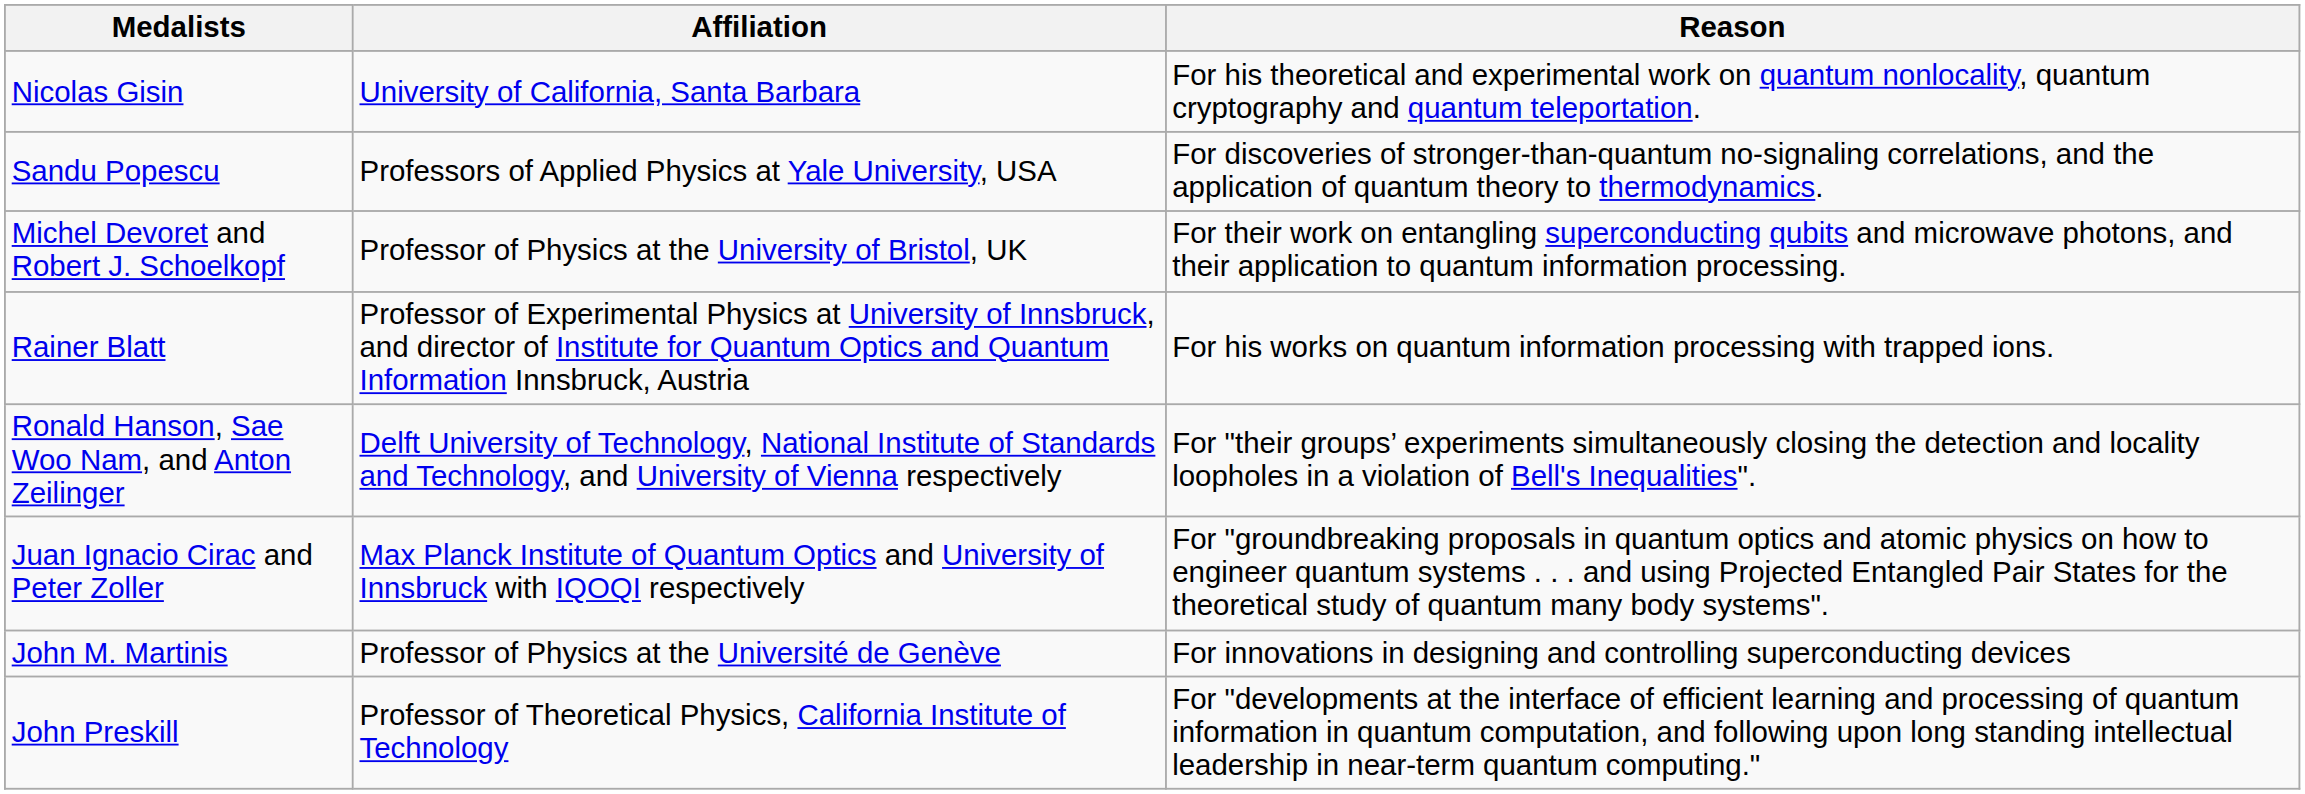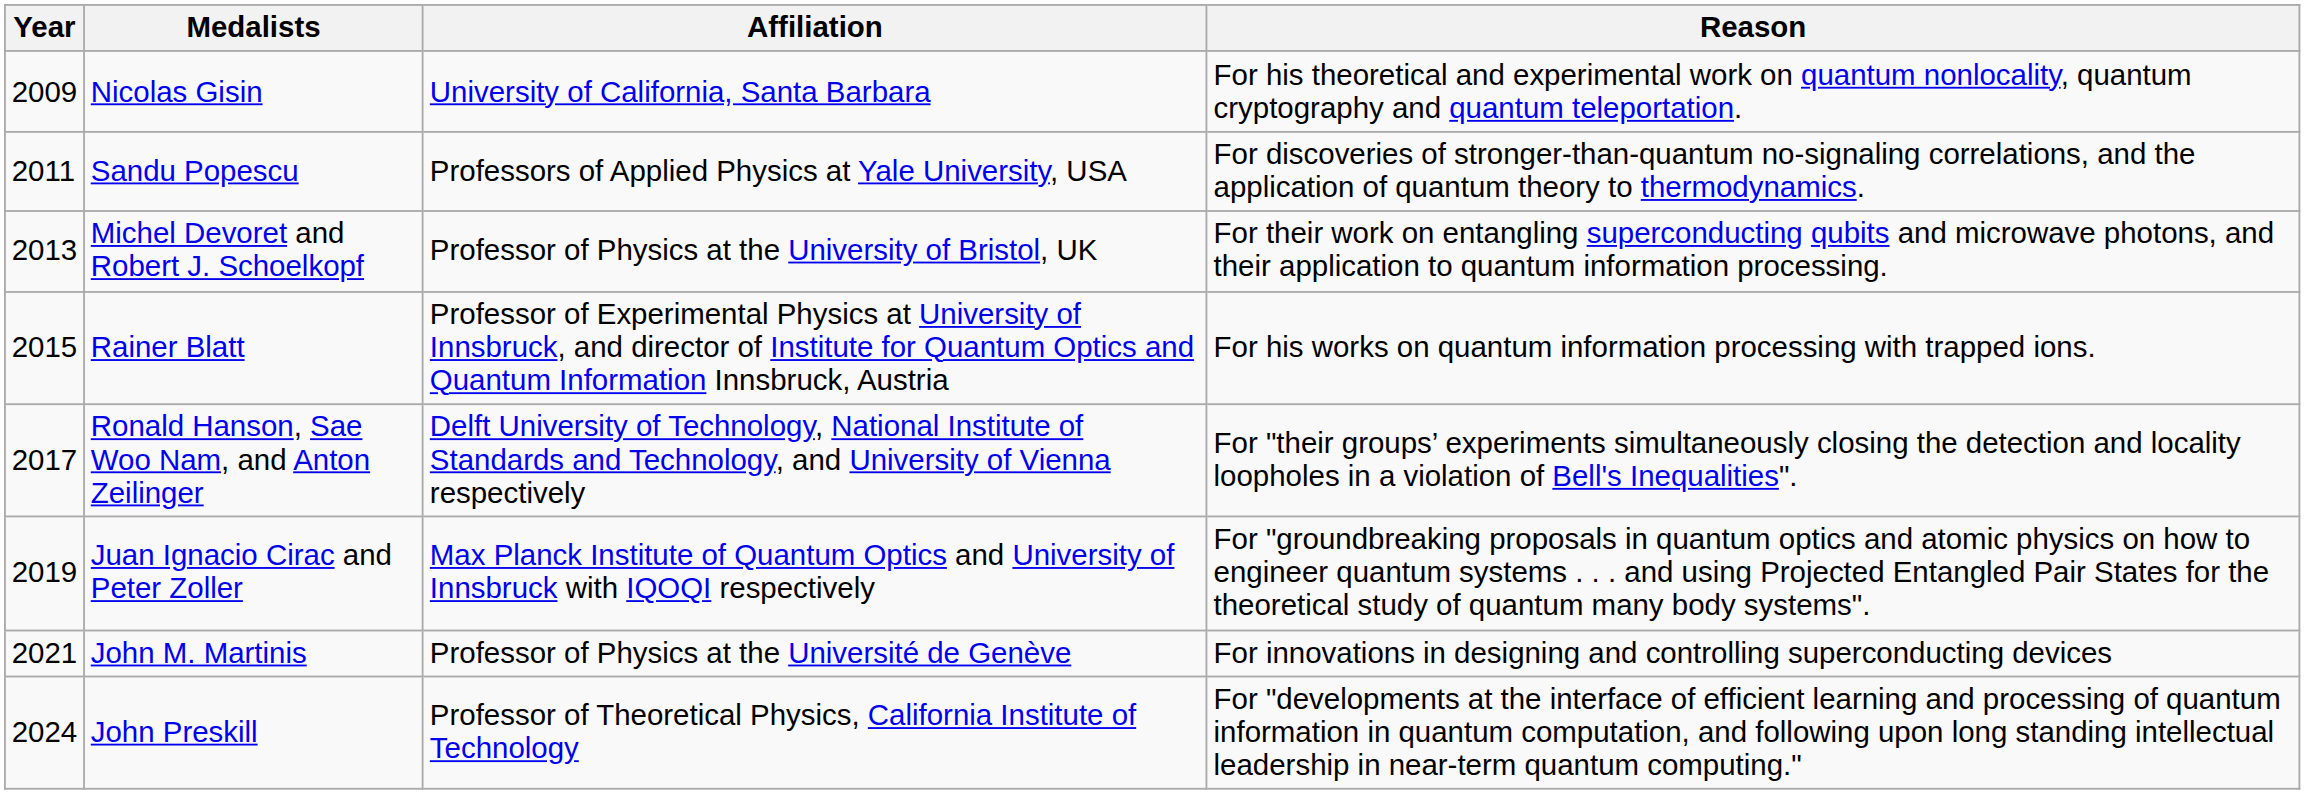+ column: (44, 27)
